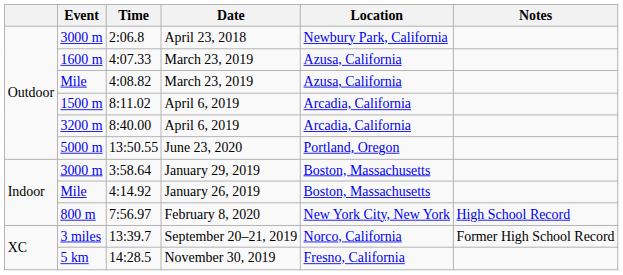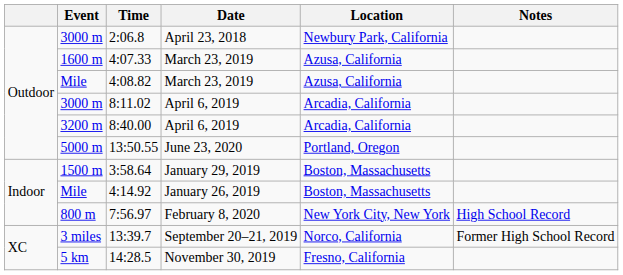(82, 103) 1500 m -> (82, 103) 3000 m
(82, 170) 3000 m -> (82, 170) 1500 m
